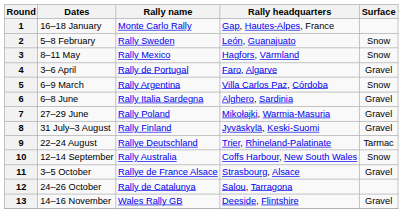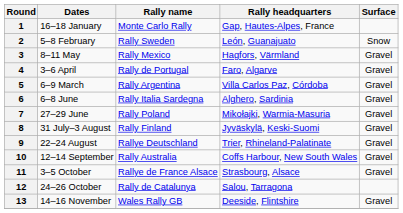(379, 55) Snow -> (379, 55) Gravel
(379, 84) Snow -> (379, 84) Gravel
(379, 142) Tarmac -> (379, 142) Gravel
(379, 157) Snow -> (379, 157) Gravel
